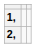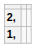rows swapped: (13, 34) <-> (13, 17)
